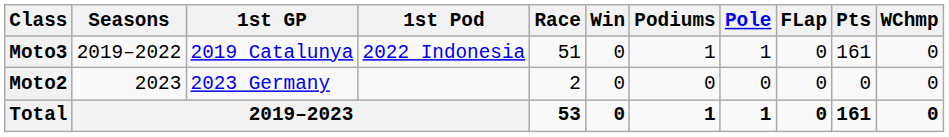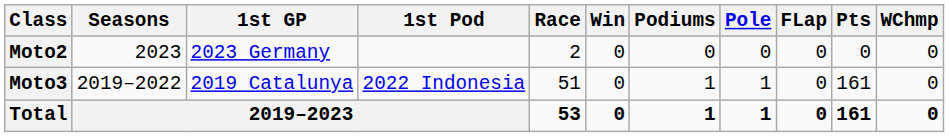rows swapped: (38, 84) <-> (38, 52)
